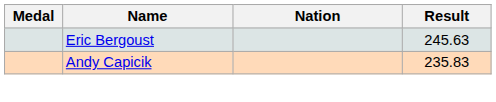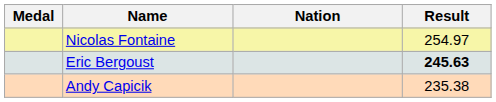+ row: (121, 40)
(447, 40) normal -> (447, 63) bold
(447, 63) 235.83 -> (447, 86) 235.38
